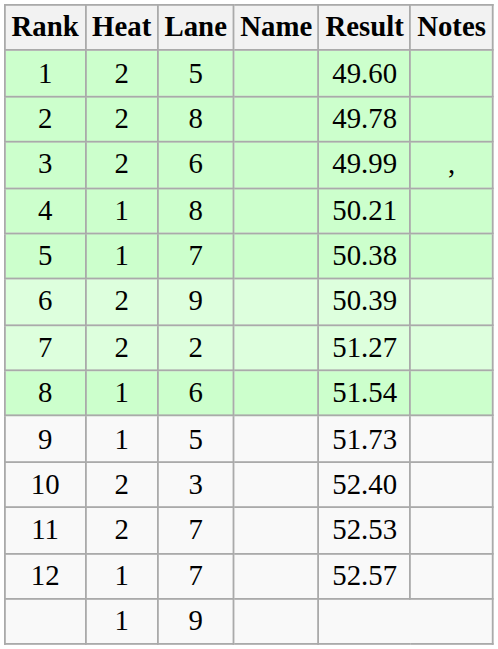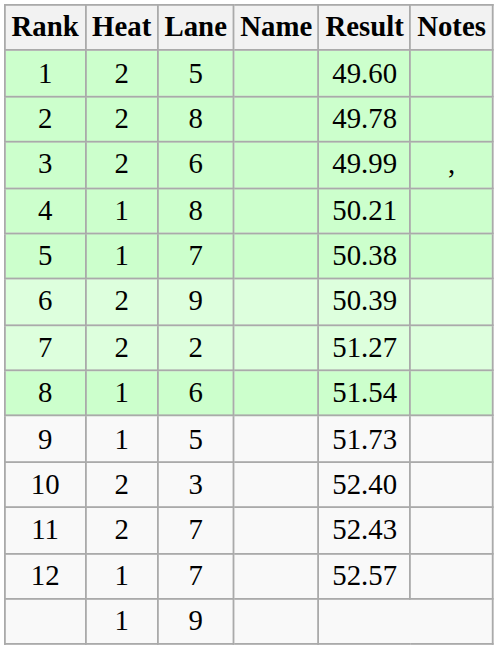(365, 529) 52.53 -> (365, 529) 52.43
